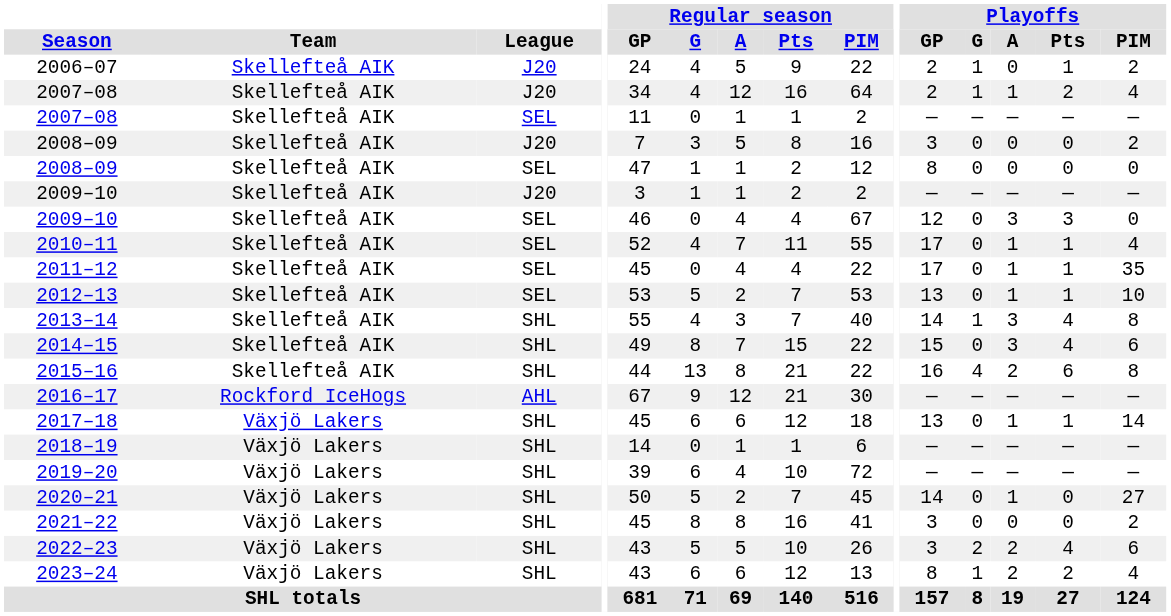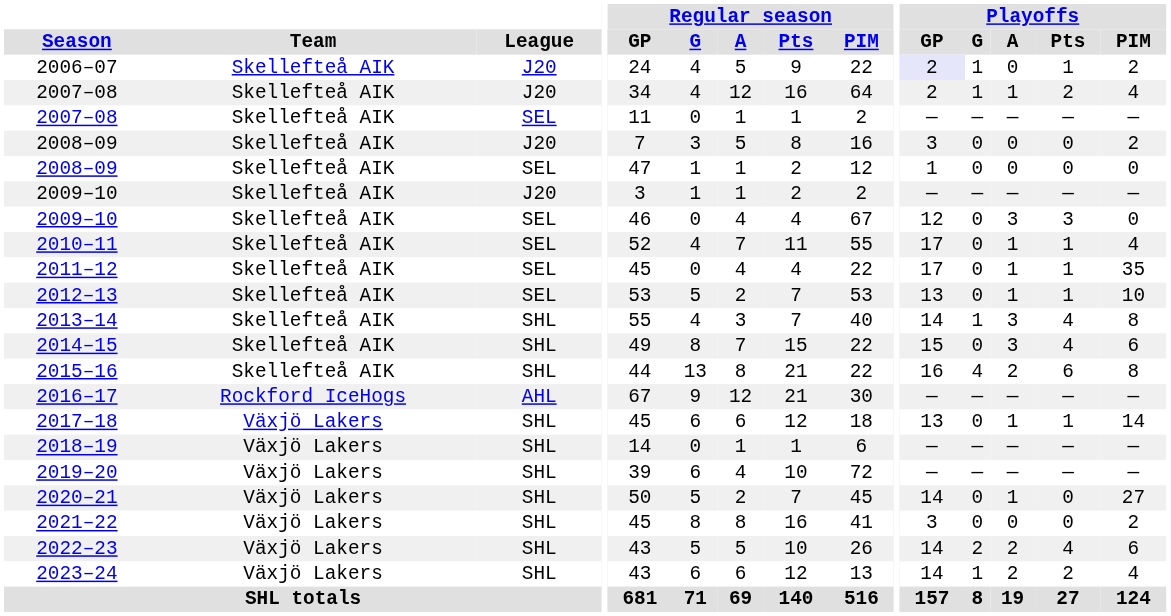(932, 67) no background -> (932, 67) lavender background
(932, 169) 8 -> (932, 169) 1
(932, 549) 3 -> (932, 549) 14
(932, 574) 8 -> (932, 574) 14
